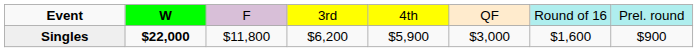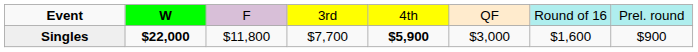(328, 36) $6,200 -> (328, 36) $7,700
(409, 36) normal -> (409, 36) bold
